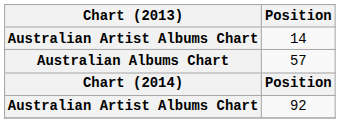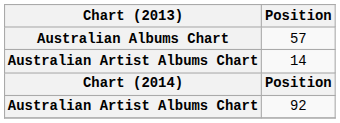rows swapped: (298, 61) <-> (298, 39)
